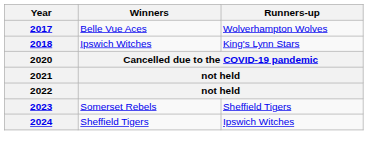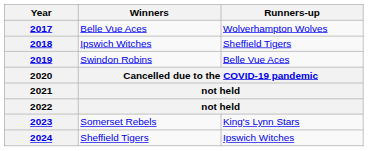(261, 44) King's Lynn Stars -> (257, 44) Sheffield Tigers
+ row: (41, 60)
(257, 107) Sheffield Tigers -> (261, 122) King's Lynn Stars
